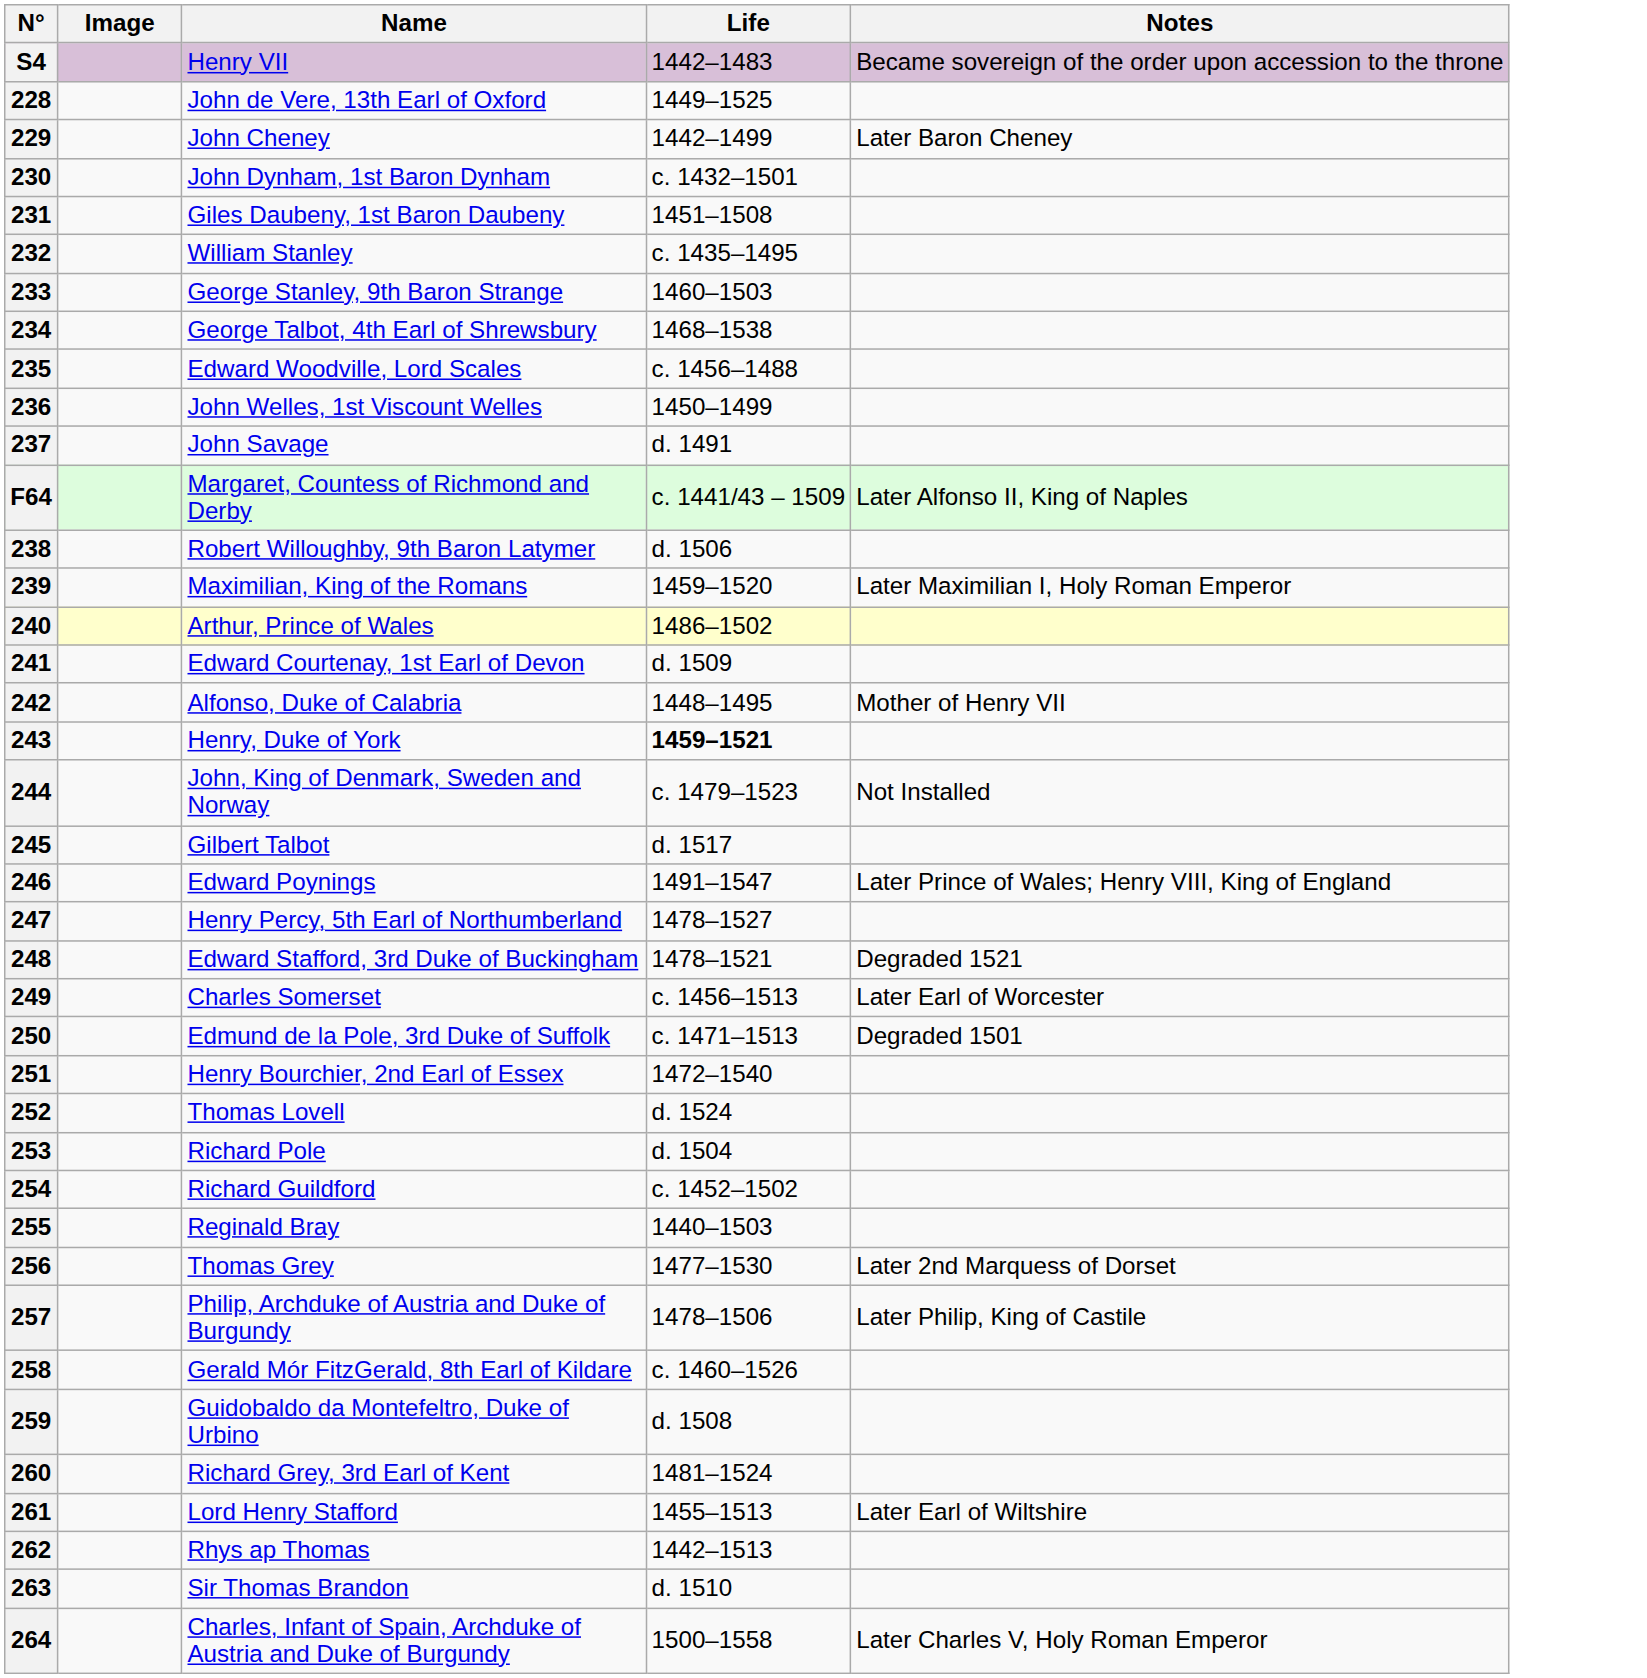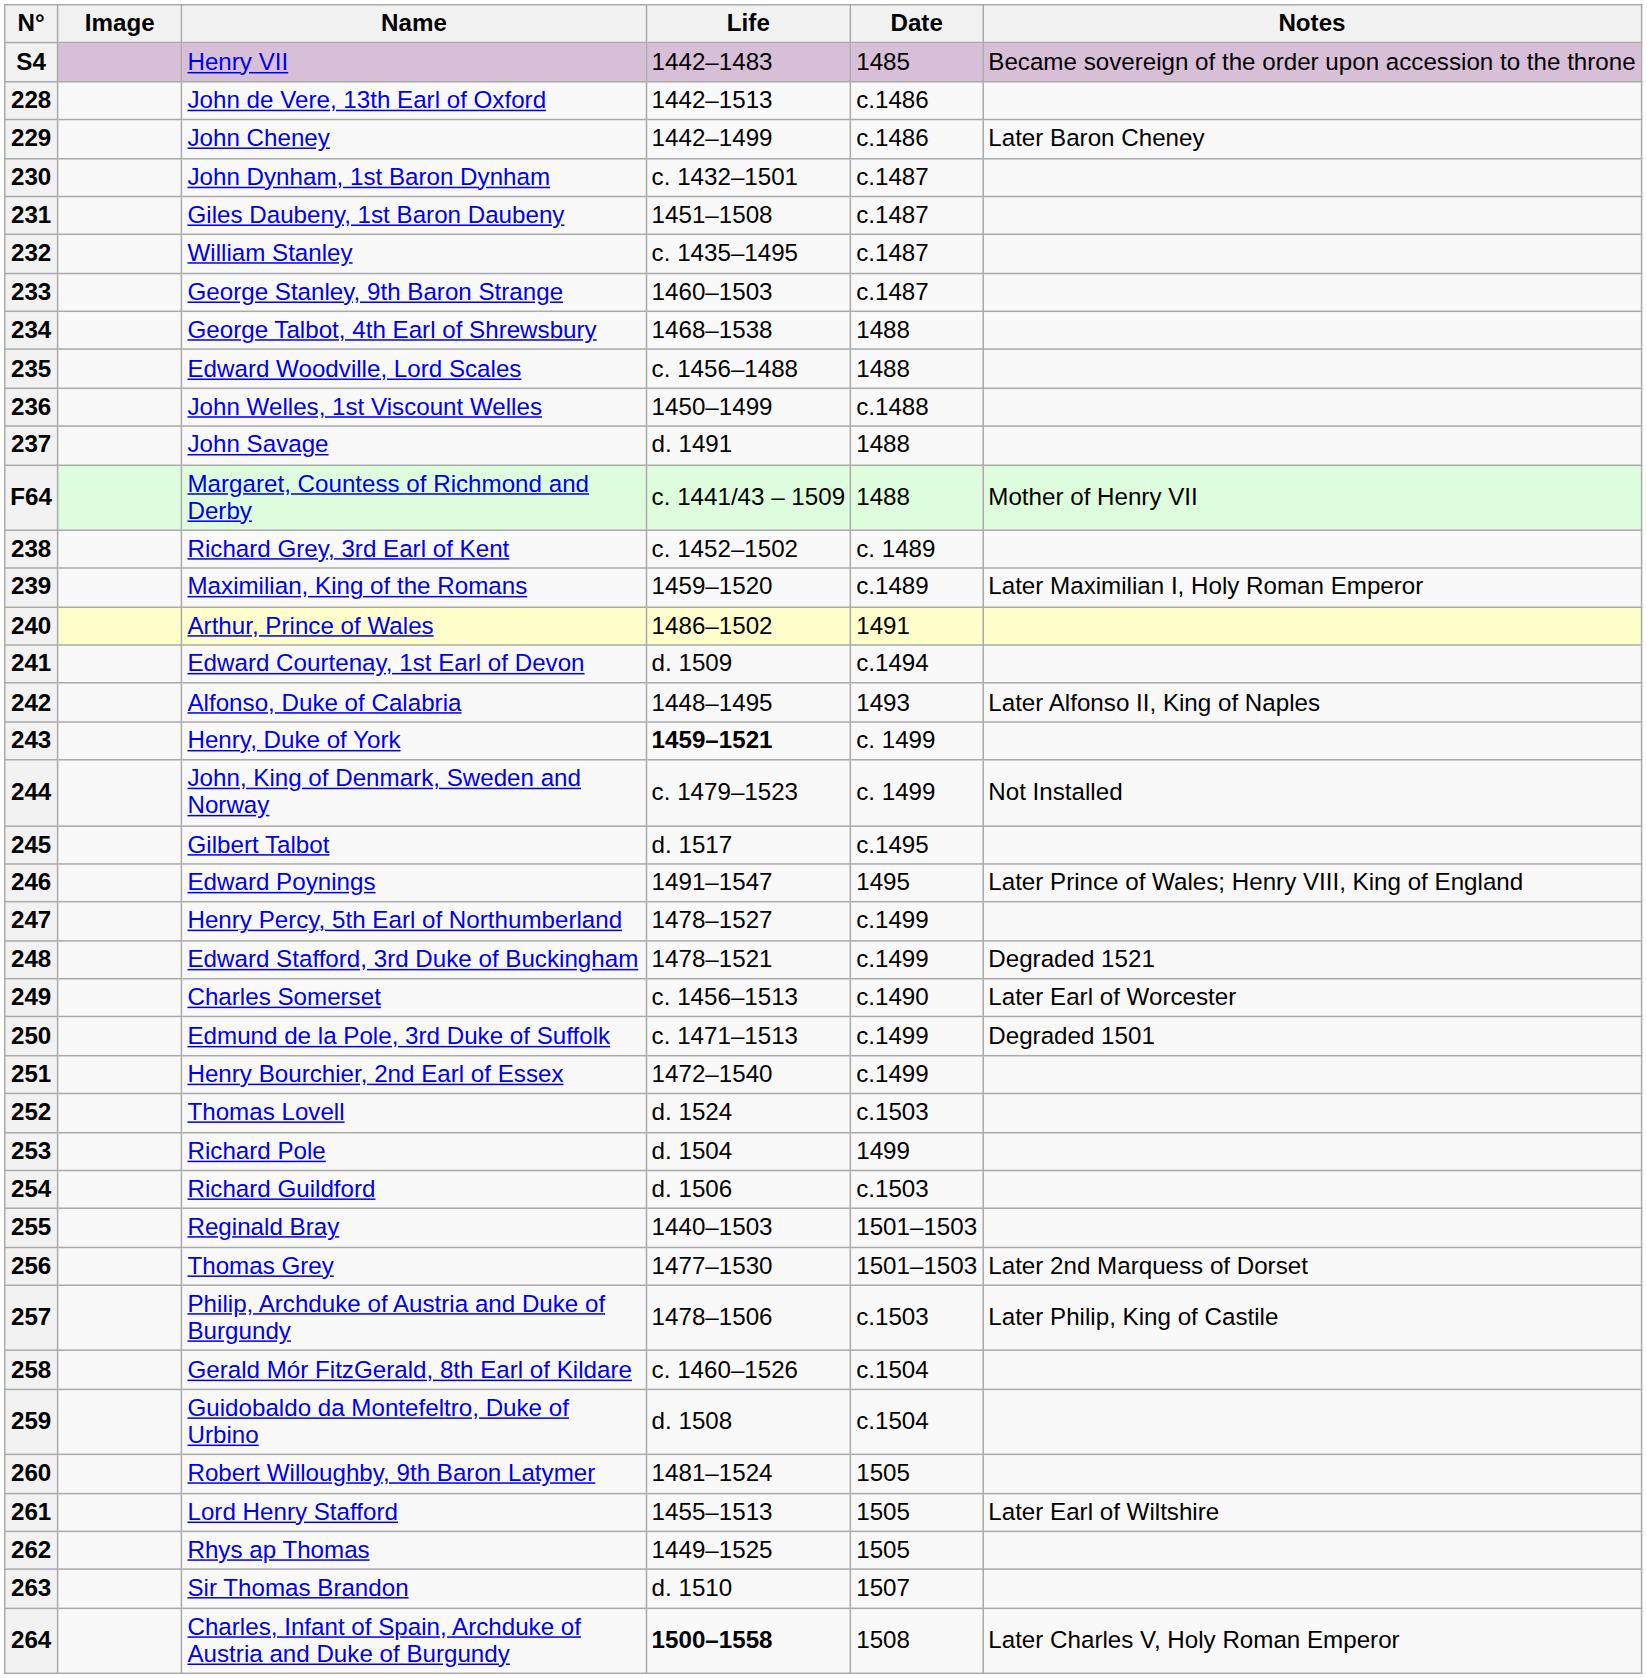+ column: (917, 23)
(712, 100) 1449–1525 -> (712, 100) 1442–1513
(1022, 497) Later Alfonso II, King of Naples -> (1093, 497) Mother of Henry VII
(391, 548) Robert Willoughby, 9th Baron Latymer -> (348, 548) Richard Grey, 3rd Earl of Kent
(692, 548) d. 1506 -> (725, 548) c. 1452–1502
(961, 702) Mother of Henry VII -> (1154, 702) Later Alfonso II, King of Naples
(725, 1189) c. 1452–1502 -> (692, 1189) d. 1506
(348, 1473) Richard Grey, 3rd Earl of Kent -> (391, 1473) Robert Willoughby, 9th Baron Latymer
(712, 1550) 1442–1513 -> (712, 1550) 1449–1525
(712, 1640) normal -> (712, 1640) bold
